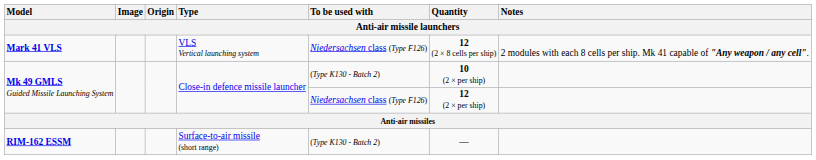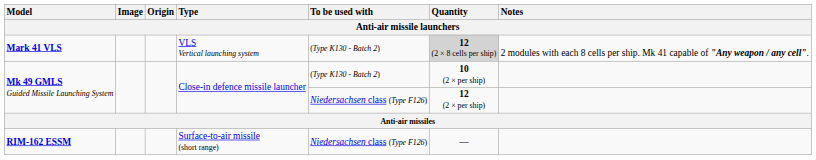(369, 47) Niedersachsen class (Type F126) -> (345, 48) (Type K130 - Batch 2)
(464, 47) no background -> (464, 47) lightgrey background
(345, 142) (Type K130 - Batch 2) -> (369, 141) Niedersachsen class (Type F126)
